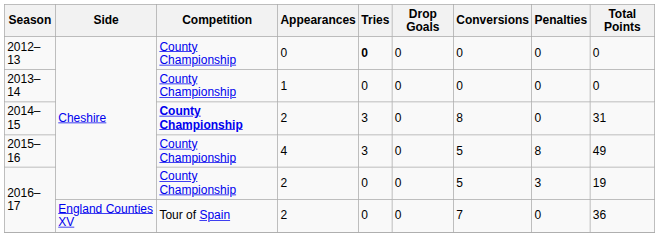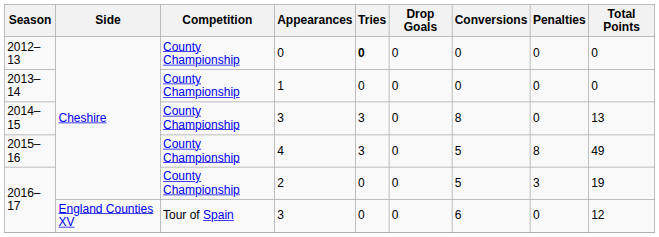(201, 118) bold -> (201, 118) normal
(284, 118) 2 -> (281, 118) 3
(599, 118) 31 -> (598, 118) 13
(284, 215) 2 -> (281, 215) 3
(460, 215) 7 -> (458, 215) 6
(599, 215) 36 -> (598, 215) 12
